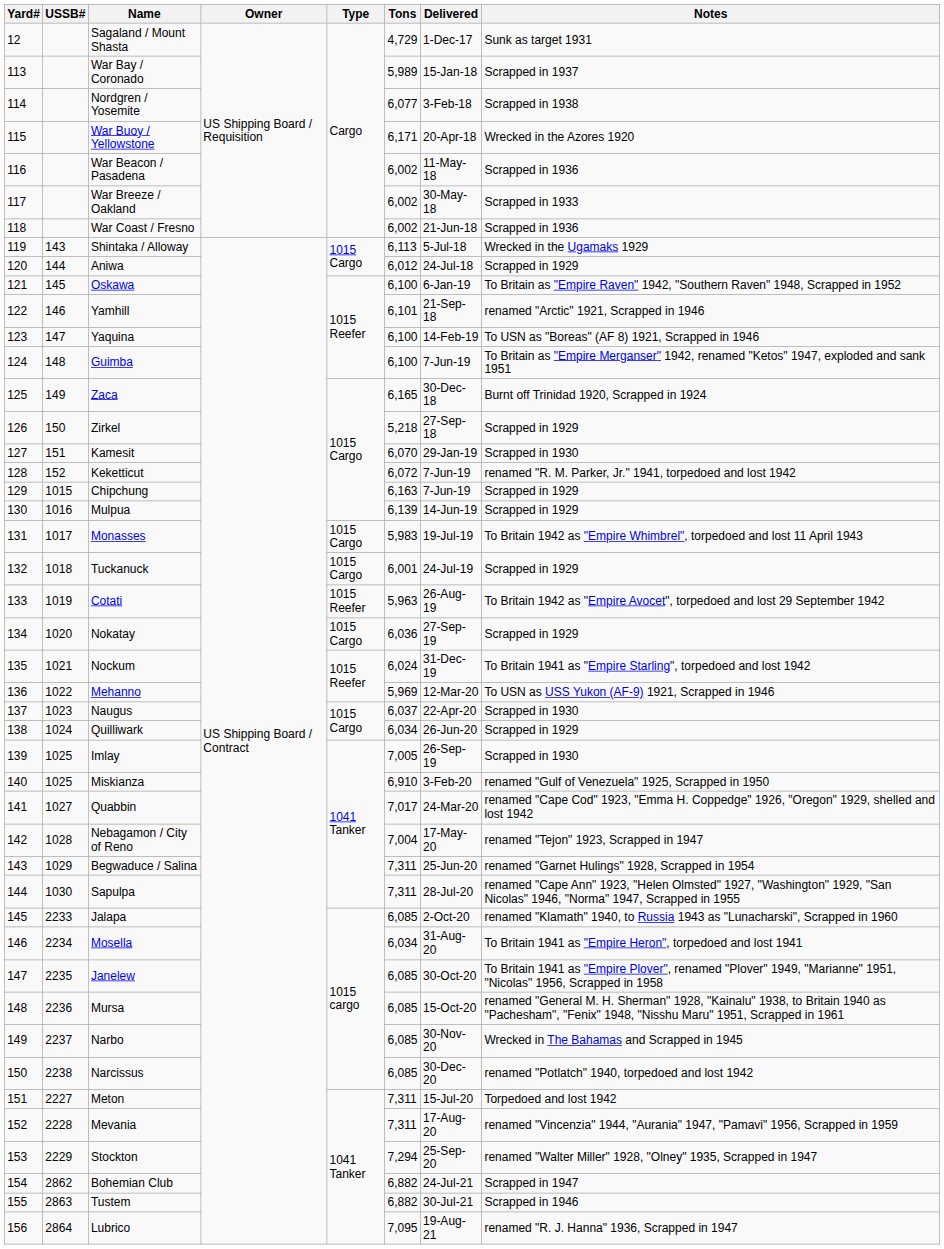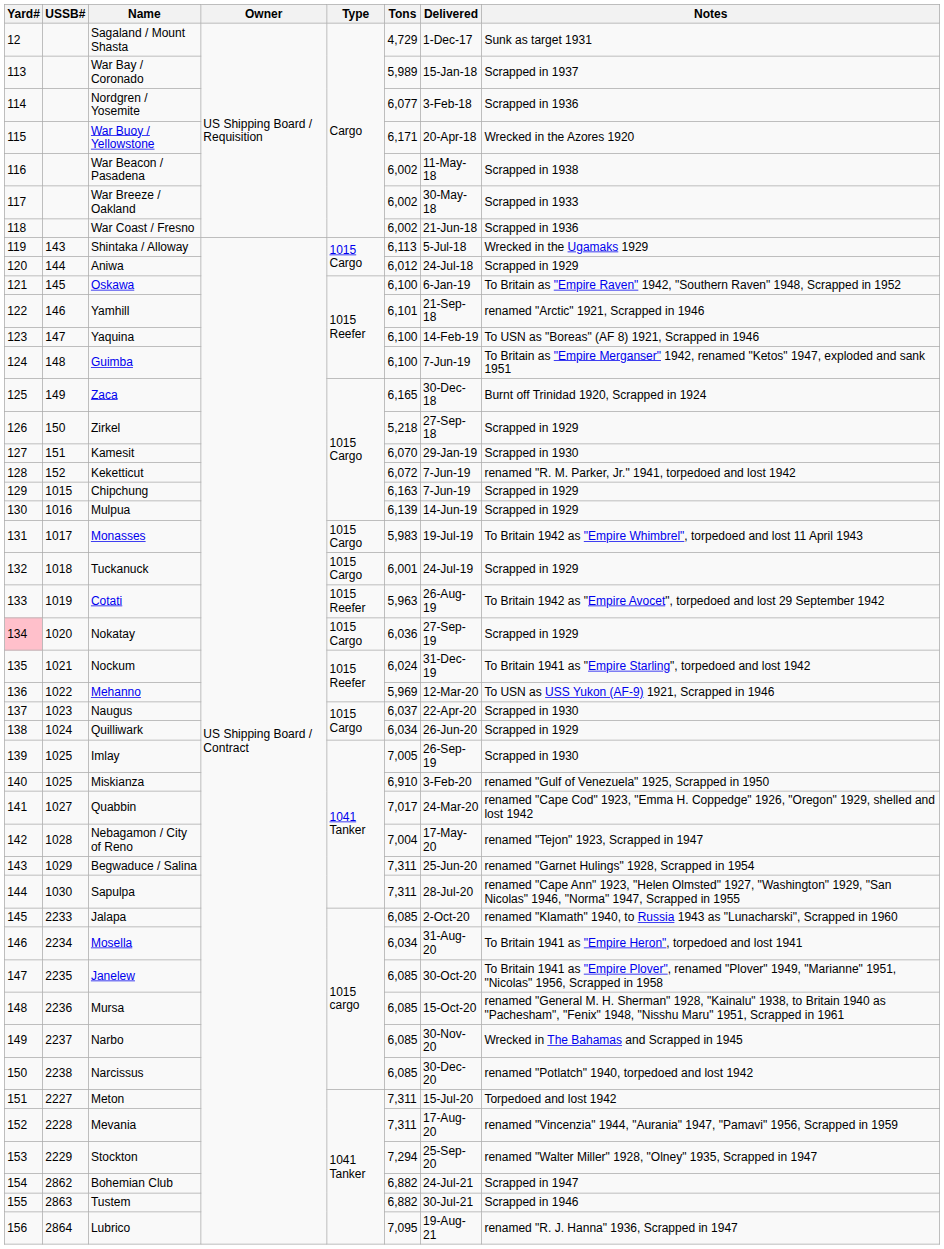(531, 104) Scrapped in 1938 -> (531, 104) Scrapped in 1936
(531, 169) Scrapped in 1936 -> (531, 169) Scrapped in 1938
(17, 633) no background -> (17, 633) pink background
